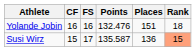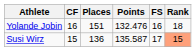columns swapped: (88, 12) <-> (149, 12)
